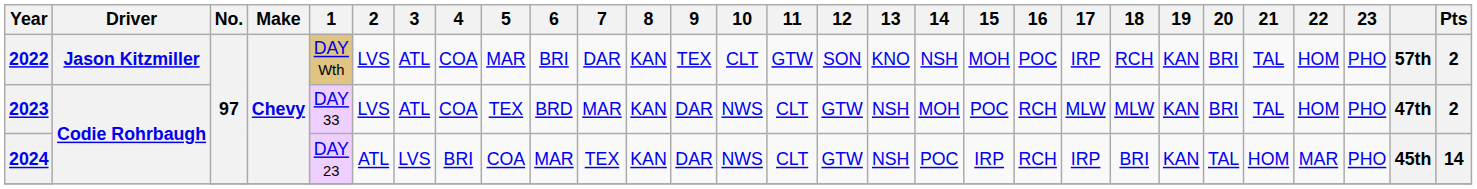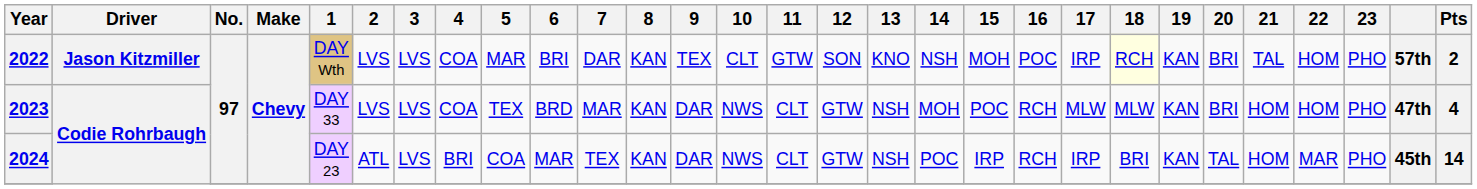(414, 59) ATL -> (414, 59) LVS
(1134, 59) no background -> (1134, 59) lightyellow background
(414, 109) ATL -> (414, 109) LVS
(1269, 109) TAL -> (1269, 109) HOM
(1454, 109) 2 -> (1454, 109) 4
